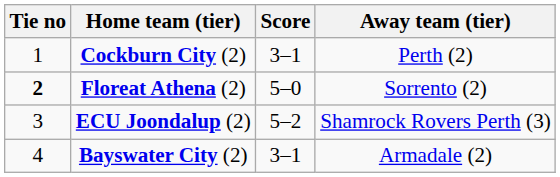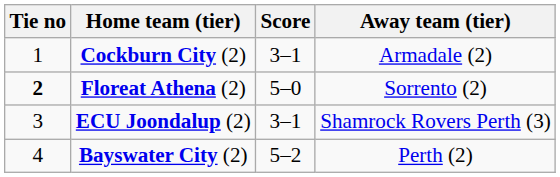(435, 54) Perth (2) -> (435, 54) Armadale (2)
(285, 121) 5–2 -> (285, 121) 3–1
(285, 155) 3–1 -> (285, 155) 5–2
(435, 155) Armadale (2) -> (435, 155) Perth (2)
